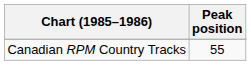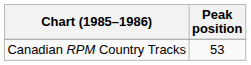(217, 49) 55 -> (217, 49) 53
